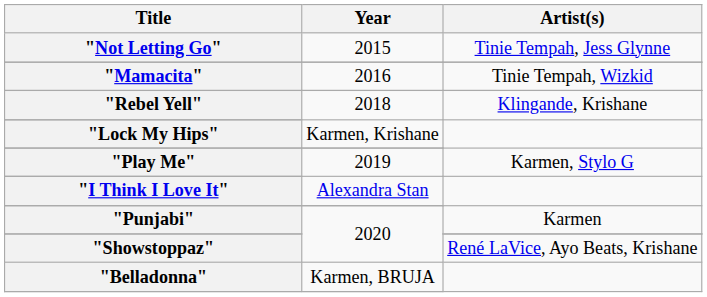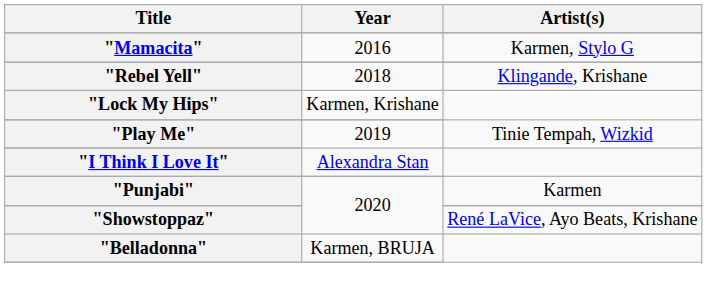- row: (153, 47)
(572, 76) Tinie Tempah, Wizkid -> (572, 47) Karmen, Stylo G
(572, 162) Karmen, Stylo G -> (572, 133) Tinie Tempah, Wizkid
